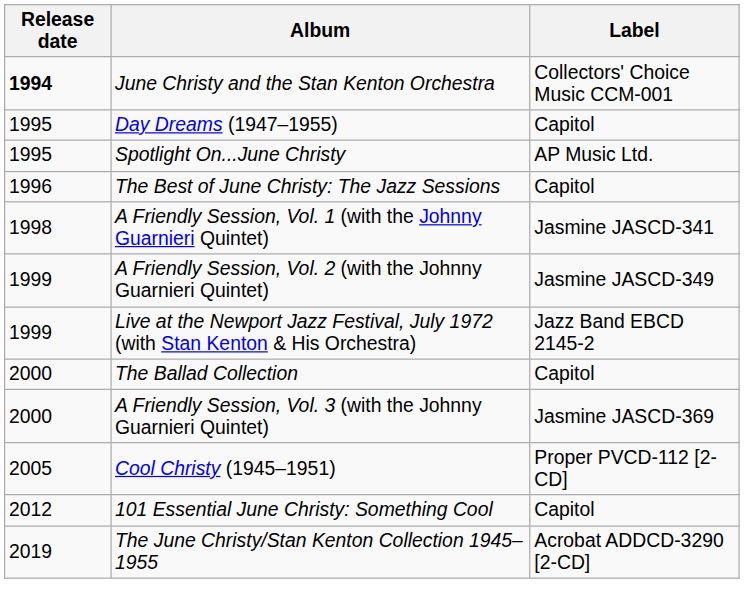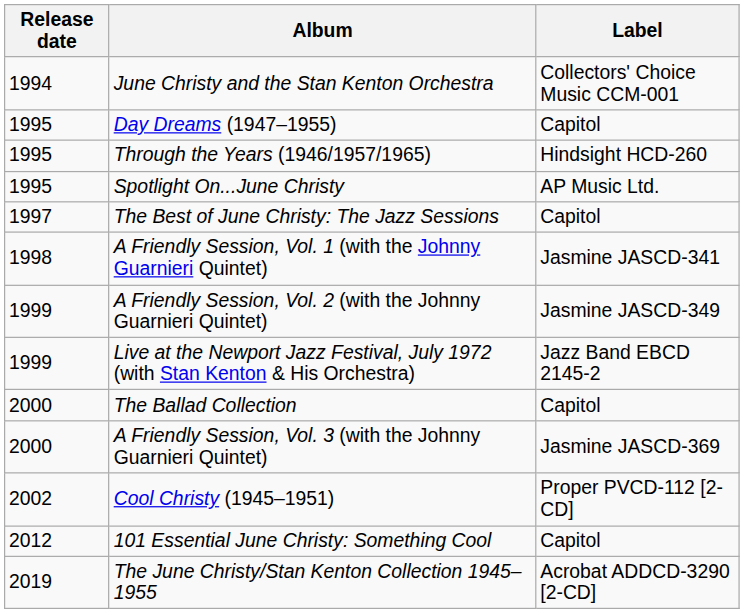(31, 83) bold -> (31, 83) normal
+ row: (272, 155)
(31, 186) 1996 -> (31, 216) 1997
(31, 468) 2005 -> (31, 499) 2002
